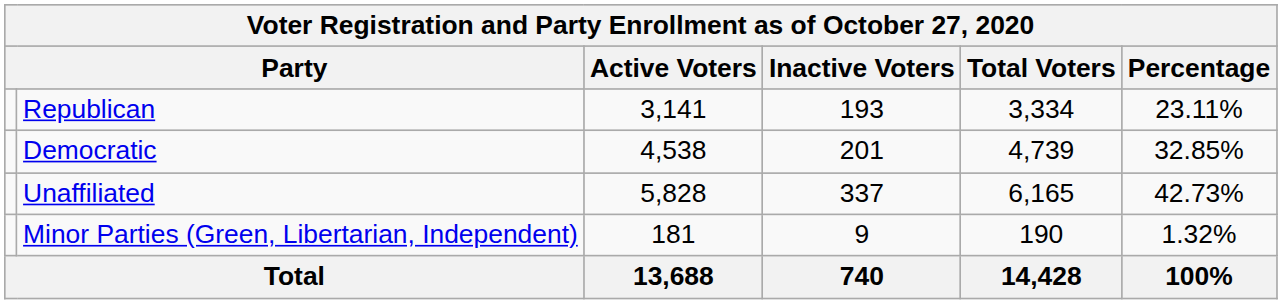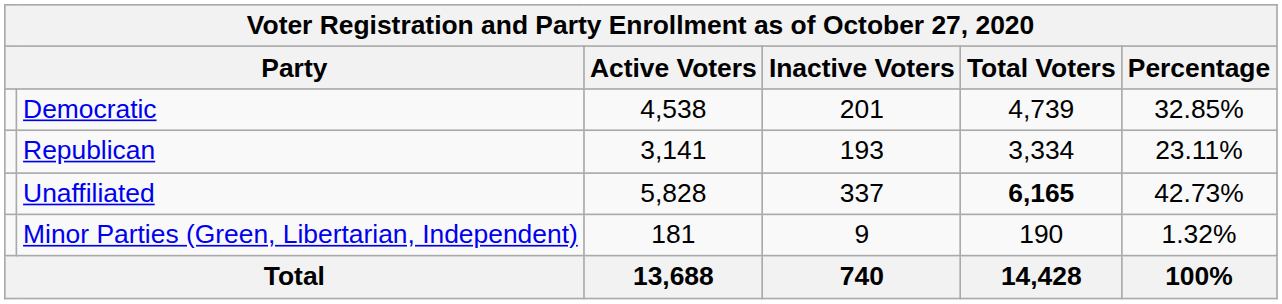rows swapped: (90, 151) <-> (89, 109)
(1041, 192) normal -> (1041, 192) bold
